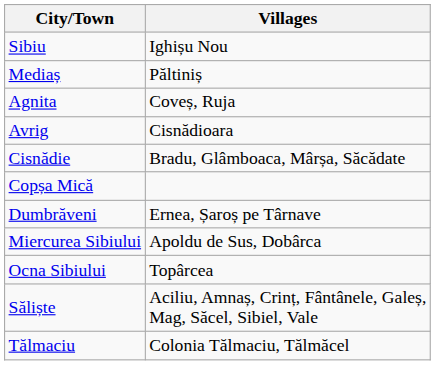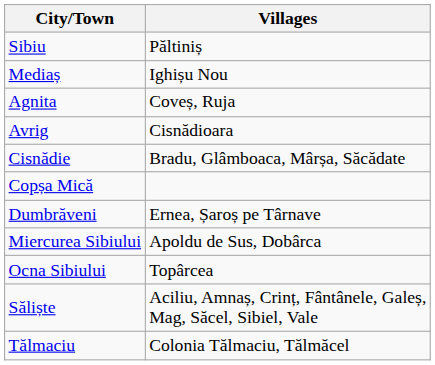(189, 46) Ighișu Nou -> (176, 46) Păltiniș
(176, 74) Păltiniș -> (189, 74) Ighișu Nou
